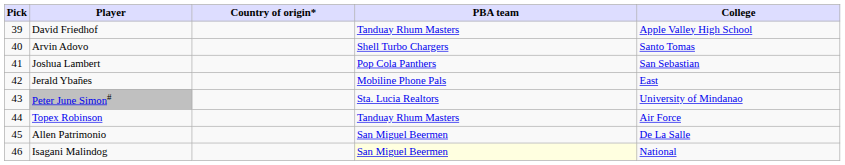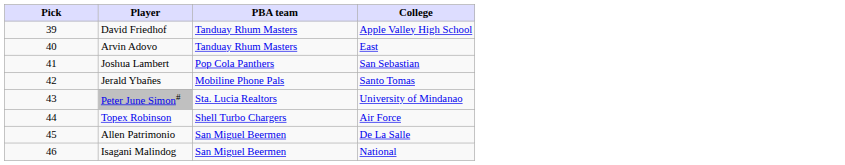- column: (273, 13)
(403, 47) Shell Turbo Chargers -> (246, 47) Tanduay Rhum Masters
(667, 47) Santo Tomas -> (369, 47) East
(649, 81) East -> (387, 81) Santo Tomas
(408, 117) Tanduay Rhum Masters -> (241, 117) Shell Turbo Chargers
(402, 151) lightyellow background -> (241, 151) no background
